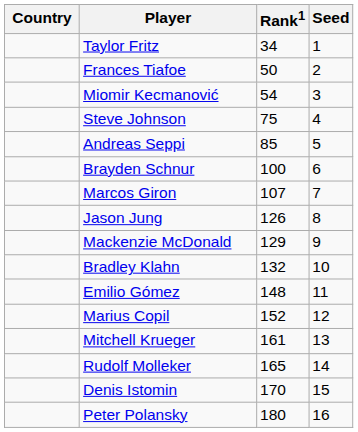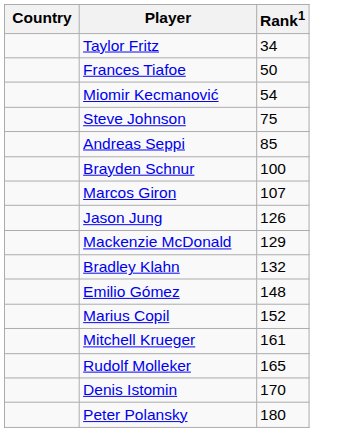- column: (331, 18)
